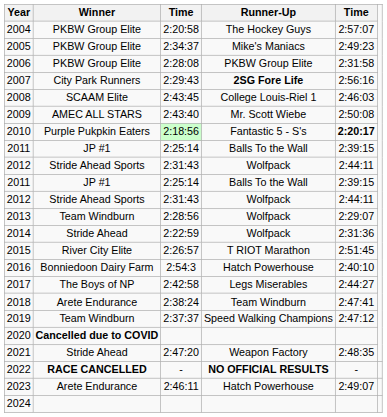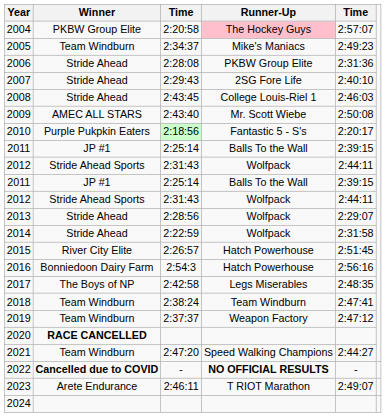(268, 30) no background -> (268, 30) pink background
(97, 47) PKBW Group Elite -> (97, 47) Team Windburn
(97, 64) PKBW Group Elite -> (97, 64) Stride Ahead
(356, 64) 2:31:58 -> (356, 64) 2:31:36
(97, 81) City Park Runners -> (97, 81) Stride Ahead
(268, 81) bold -> (268, 81) normal
(356, 81) 2:56:16 -> (356, 81) 2:40:10
(97, 98) SCAAM Elite -> (97, 98) Stride Ahead
(356, 132) bold -> (356, 132) normal
(97, 217) Team Windburn -> (97, 217) Stride Ahead
(356, 234) 2:31:36 -> (356, 234) 2:31:58
(268, 251) T RIOT Marathon -> (268, 251) Hatch Powerhouse
(356, 268) 2:40:10 -> (356, 268) 2:56:16
(356, 285) 2:44:27 -> (356, 285) 2:48:35
(97, 302) Arete Endurance -> (97, 302) Team Windburn
(268, 319) Speed Walking Champions -> (268, 319) Weapon Factory
(97, 336) Cancelled due to COVID -> (97, 336) RACE CANCELLED
(97, 353) Stride Ahead -> (97, 353) Team Windburn
(268, 353) Weapon Factory -> (268, 353) Speed Walking Champions
(356, 353) 2:48:35 -> (356, 353) 2:44:27
(97, 370) RACE CANCELLED -> (97, 370) Cancelled due to COVID
(268, 387) Hatch Powerhouse -> (268, 387) T RIOT Marathon
